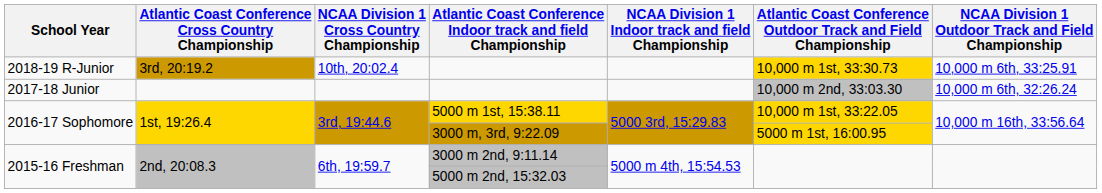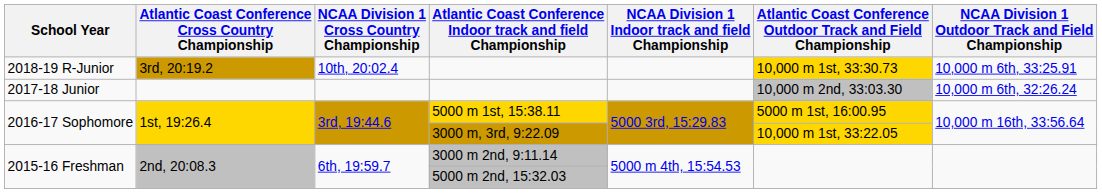(827, 111) 10,000 m 1st, 33:22.05 -> (821, 111) 5000 m 1st, 16:00.95
(821, 133) 5000 m 1st, 16:00.95 -> (827, 133) 10,000 m 1st, 33:22.05
